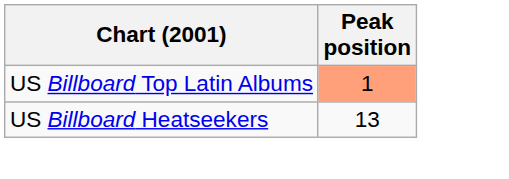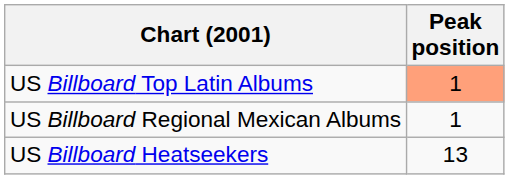+ row: (206, 119)
